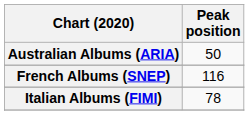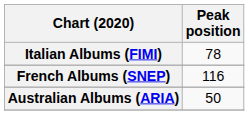rows swapped: (93, 53) <-> (93, 98)
